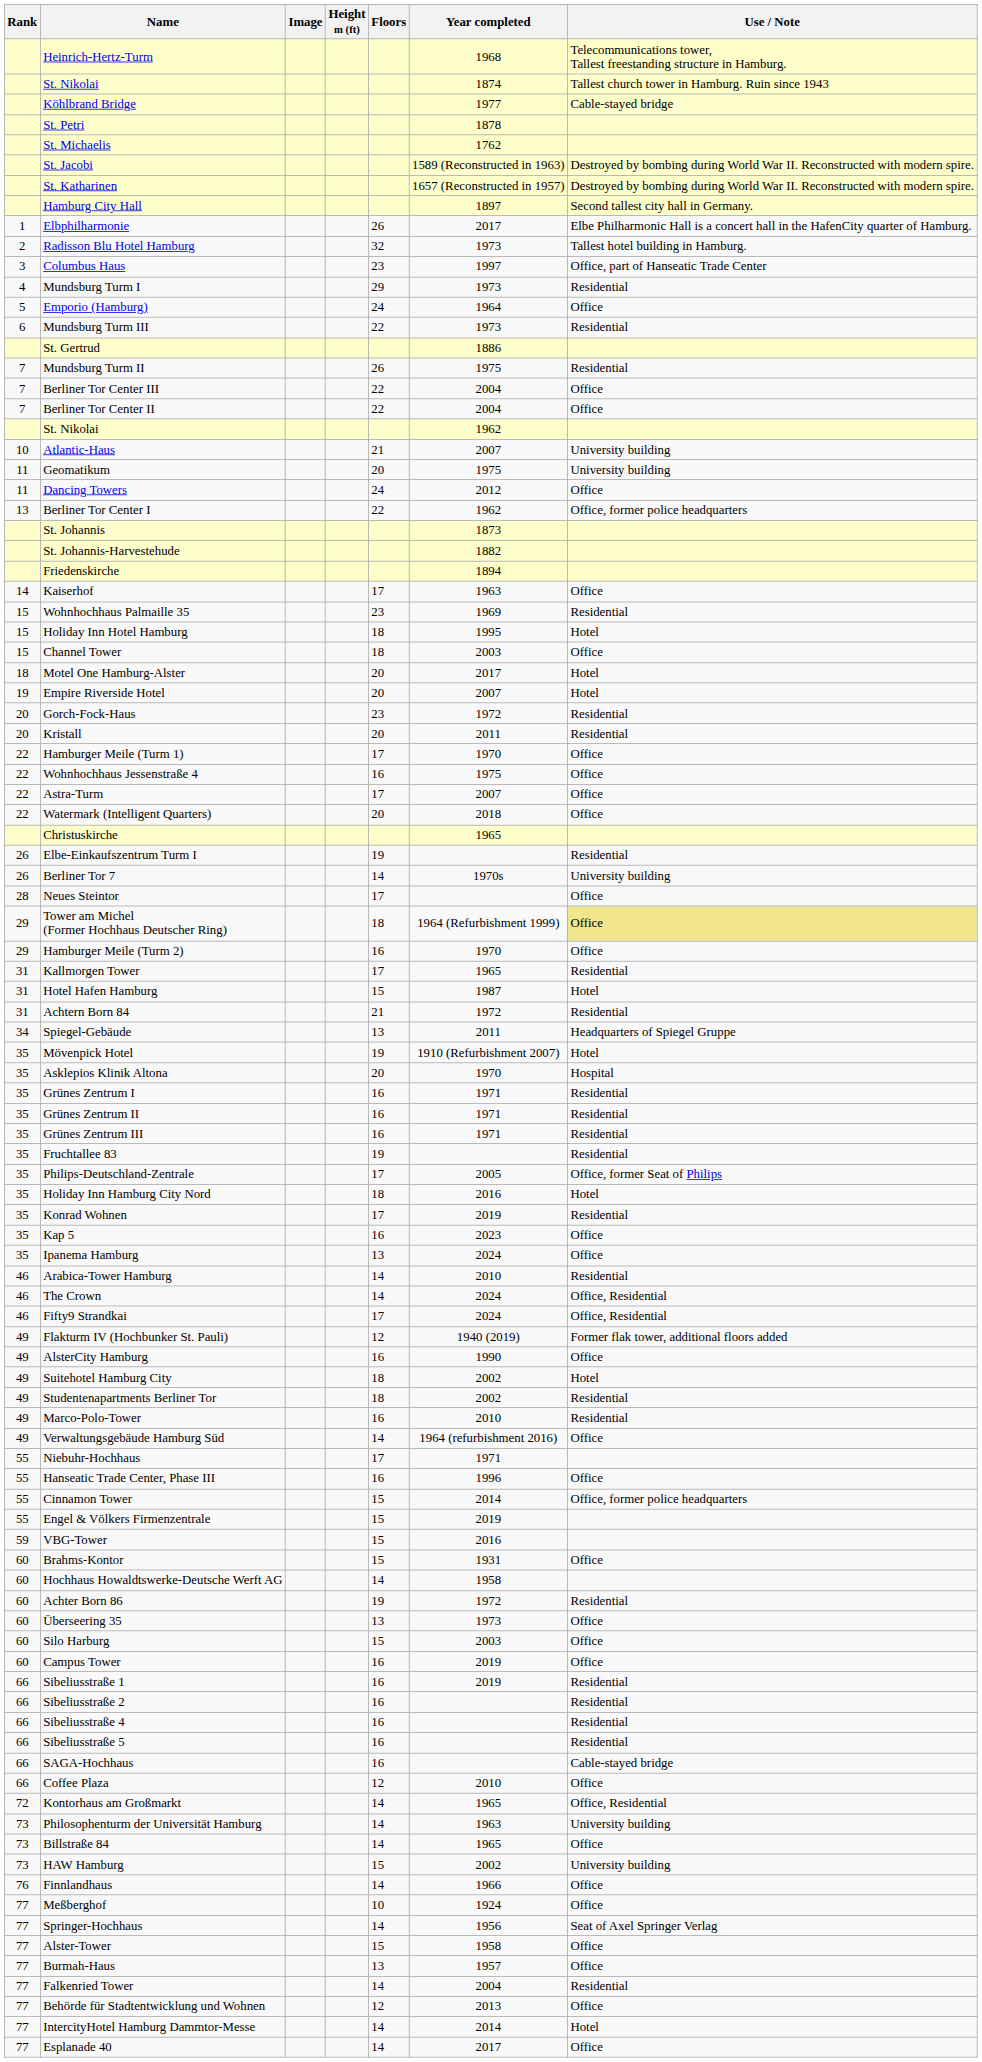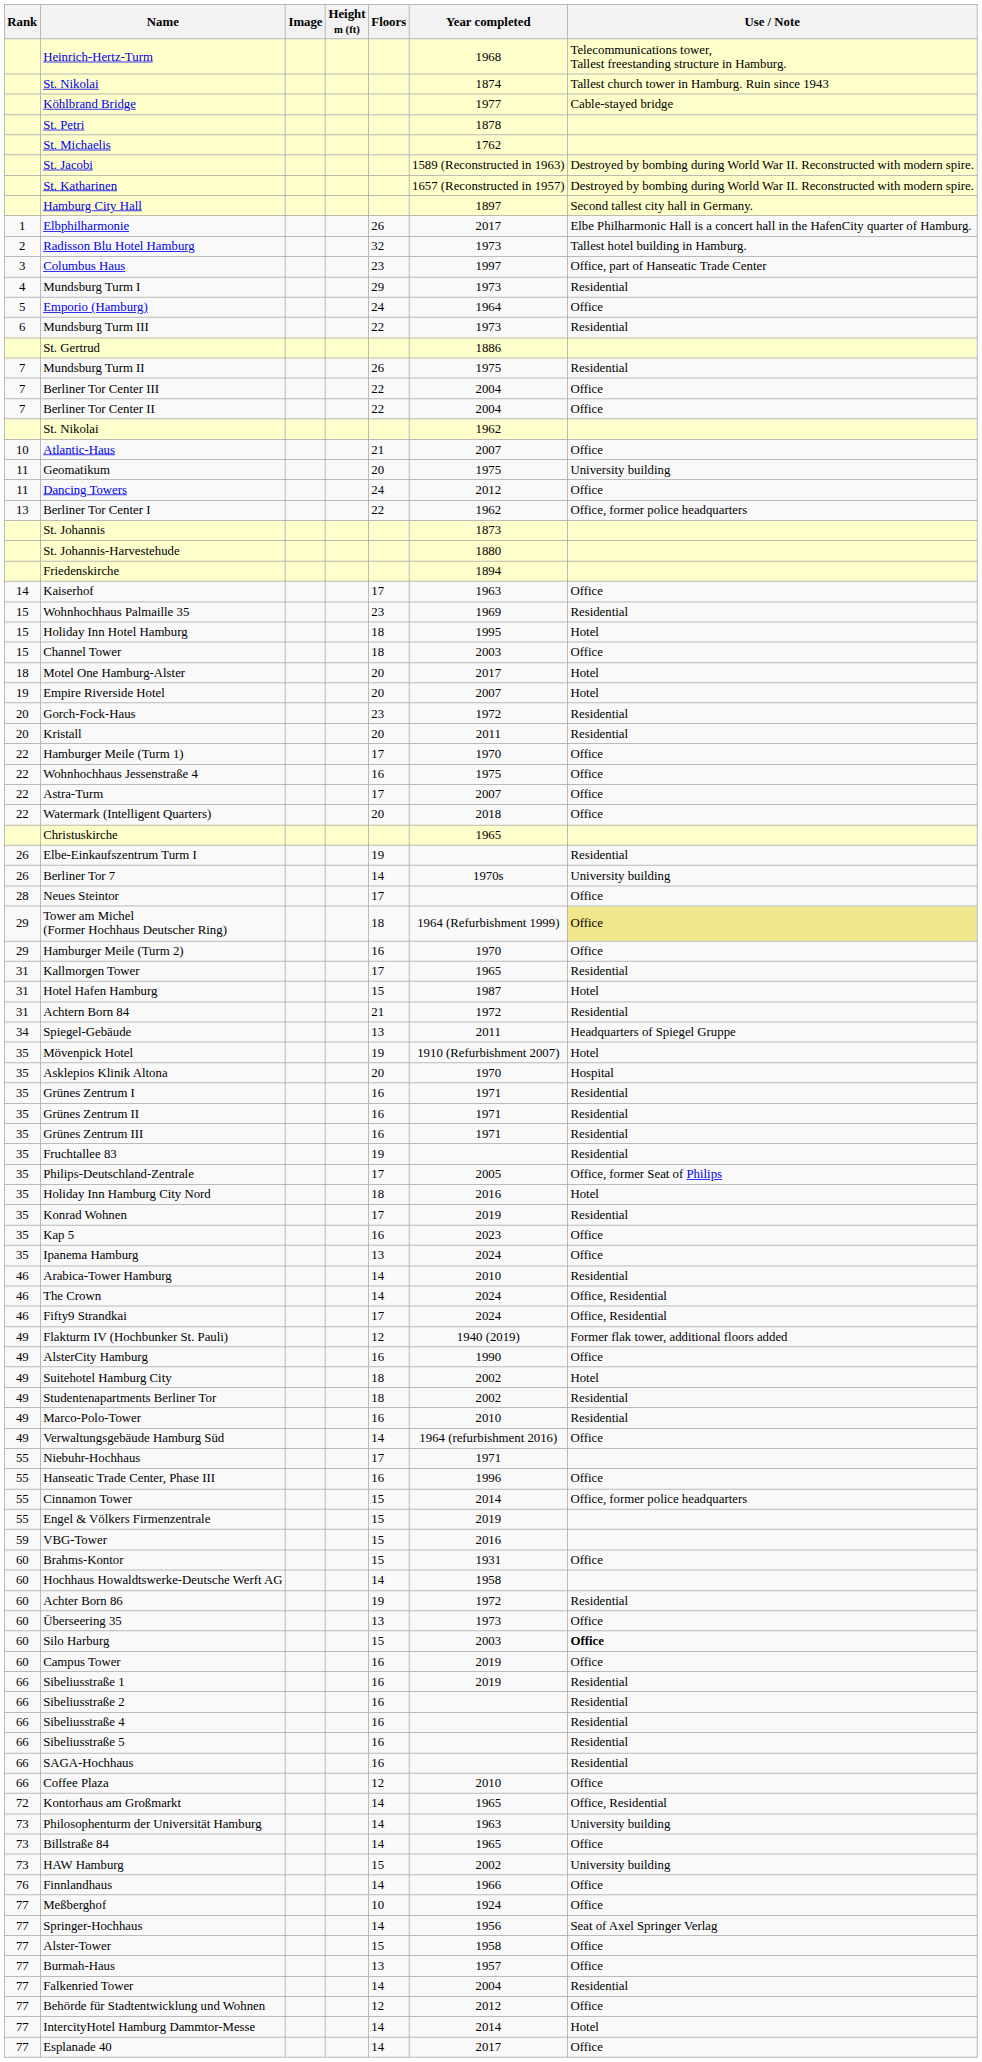(620, 449) University building -> (587, 449) Office
(488, 550) 1882 -> (488, 550) 1880
(587, 1641) normal -> (587, 1641) bold
(622, 1763) Cable-stayed bridge -> (599, 1763) Residential
(488, 2006) 2013 -> (488, 2006) 2012
